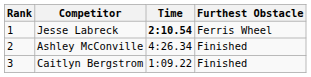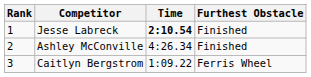(235, 30) Ferris Wheel -> (222, 30) Finished
(222, 64) Finished -> (235, 64) Ferris Wheel
